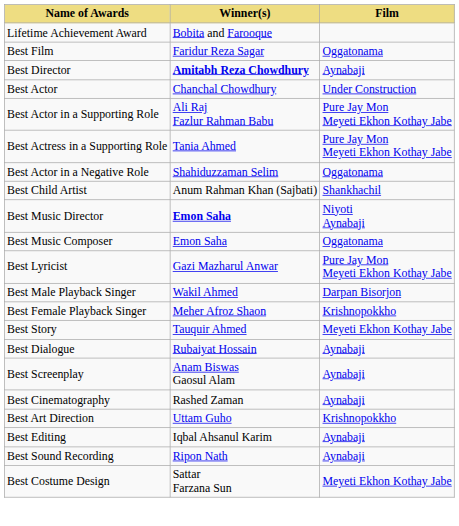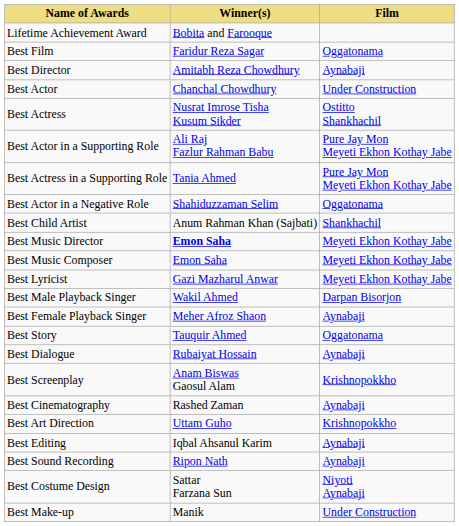(241, 70) bold -> (236, 70) normal
+ row: (37, 114)
(344, 216) Niyoti Aynabaji -> (387, 241) Meyeti Ekhon Kothay Jabe
(353, 241) Oggatonama -> (387, 260) Meyeti Ekhon Kothay Jabe
(387, 267) Pure Jay Mon Meyeti Ekhon Kothay Jabe -> (387, 279) Meyeti Ekhon Kothay Jabe
(359, 311) Krishnopokkho -> (344, 316) Aynabaji
(387, 330) Meyeti Ekhon Kothay Jabe -> (353, 335) Oggatonama
(344, 374) Aynabaji -> (359, 379) Krishnopokkho
(387, 481) Meyeti Ekhon Kothay Jabe -> (344, 486) Niyoti Aynabaji
+ row: (40, 512)
